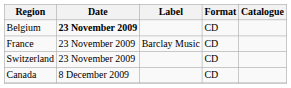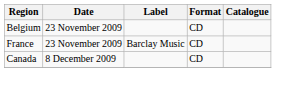(98, 28) bold -> (84, 28) normal
- row: (30, 59)
